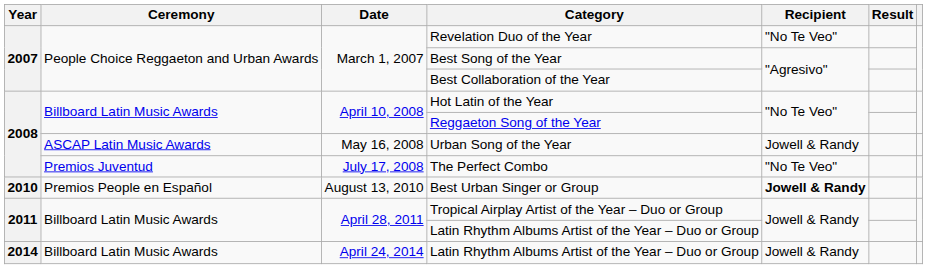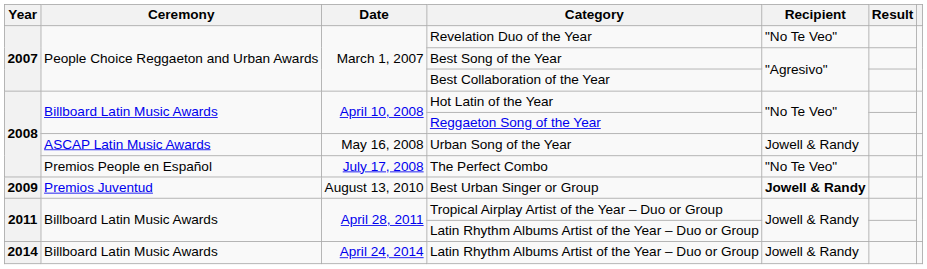(99, 166) Premios Juventud -> (128, 166) Premios People en Español
(23, 187) 2010 -> (23, 187) 2009
(128, 187) Premios People en Español -> (99, 187) Premios Juventud
